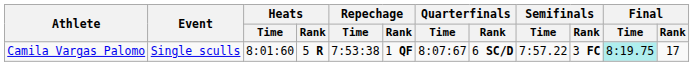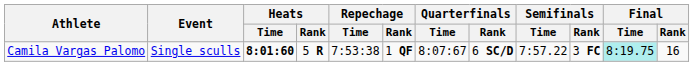(270, 51) normal -> (270, 51) bold
(673, 51) 17 -> (673, 51) 16
